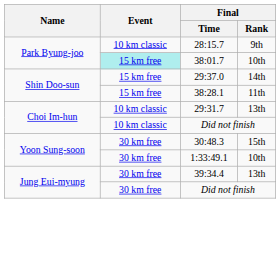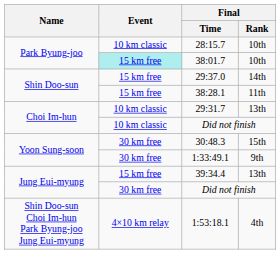(257, 45) 9th -> (257, 45) 10th
(257, 158) 10th -> (257, 158) 9th
(140, 174) 30 km free -> (140, 174) 15 km free
+ row: (51, 224)
